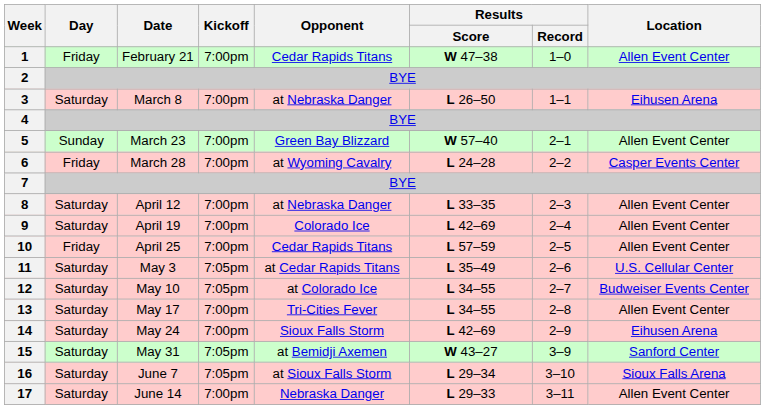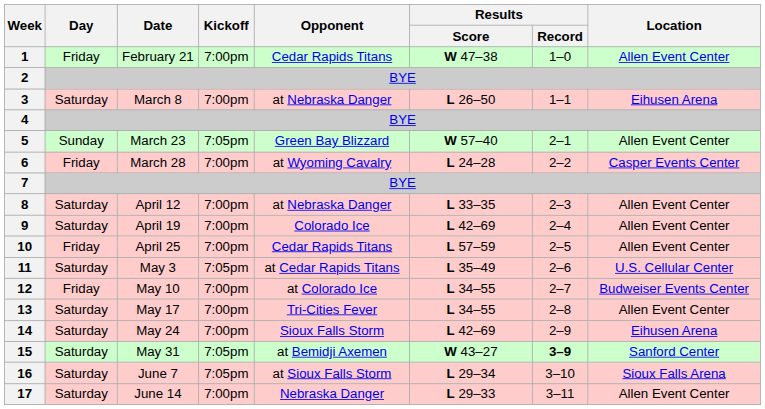(226, 141) 7:00pm -> (226, 141) 7:05pm
(81, 288) Saturday -> (81, 288) Friday
(226, 288) 7:05pm -> (226, 288) 7:00pm
(560, 352) normal -> (560, 352) bold
